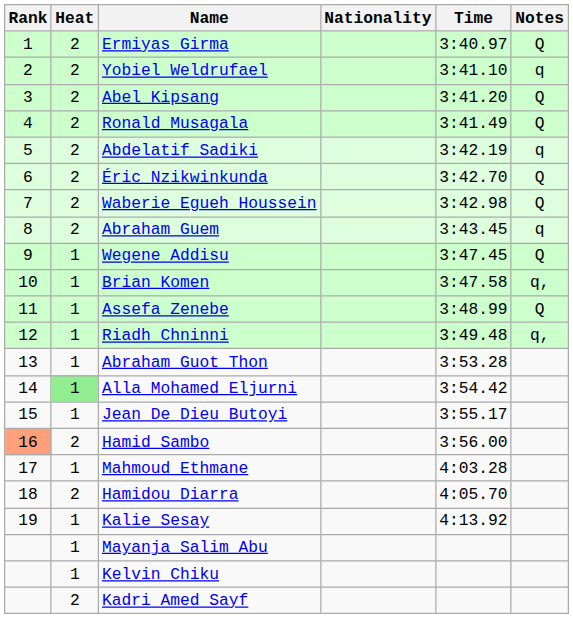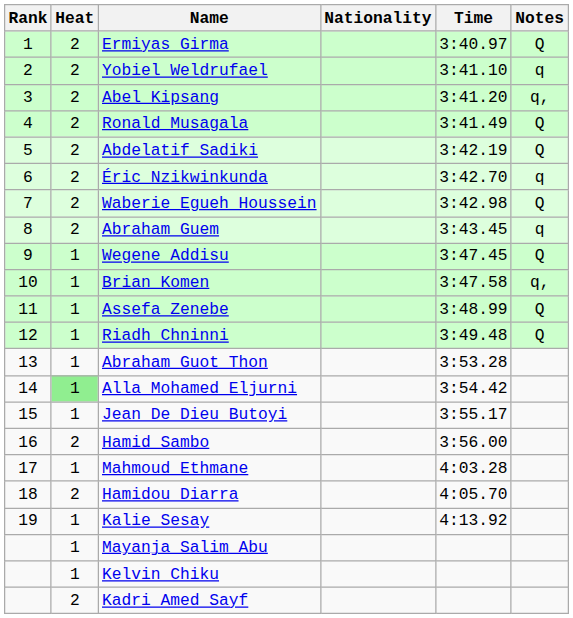(540, 97) Q -> (540, 97) q,
(540, 150) q -> (540, 150) Q
(540, 177) Q -> (540, 177) q
(540, 336) q, -> (540, 336) Q
(28, 442) lightsalmon background -> (28, 442) no background
